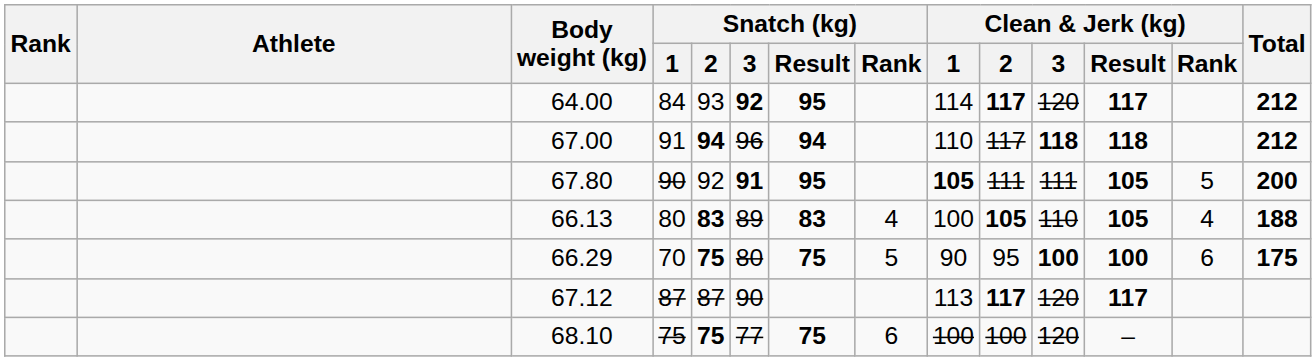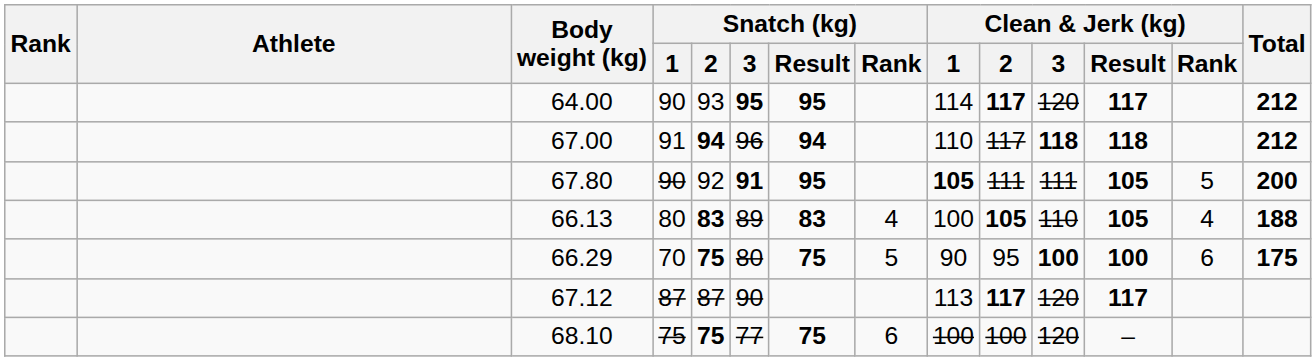(672, 102) 84 -> (672, 102) 90
(750, 102) 92 -> (750, 102) 95
